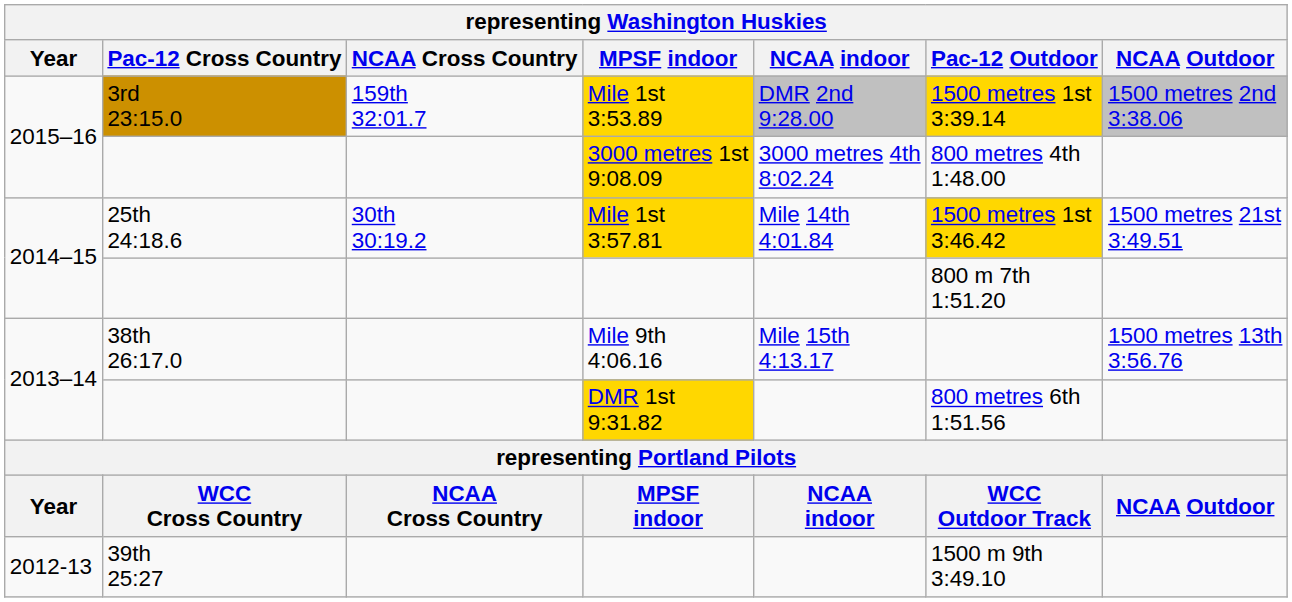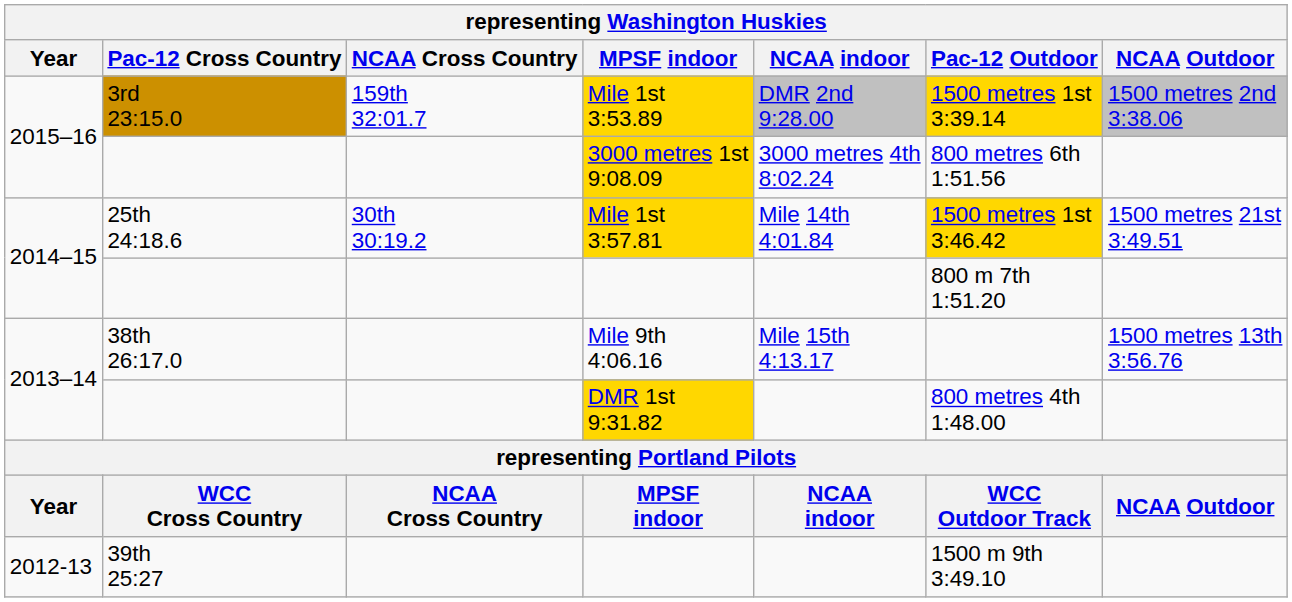(1006, 166) 800 metres 4th 1:48.00 -> (1006, 166) 800 metres 6th 1:51.56
(1006, 409) 800 metres 6th 1:51.56 -> (1006, 409) 800 metres 4th 1:48.00
